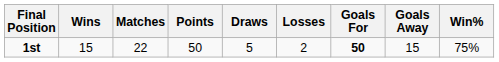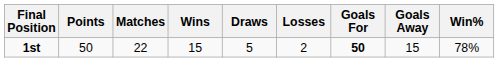columns swapped: (195, 21) <-> (86, 21)
(467, 48) 75% -> (467, 48) 78%
